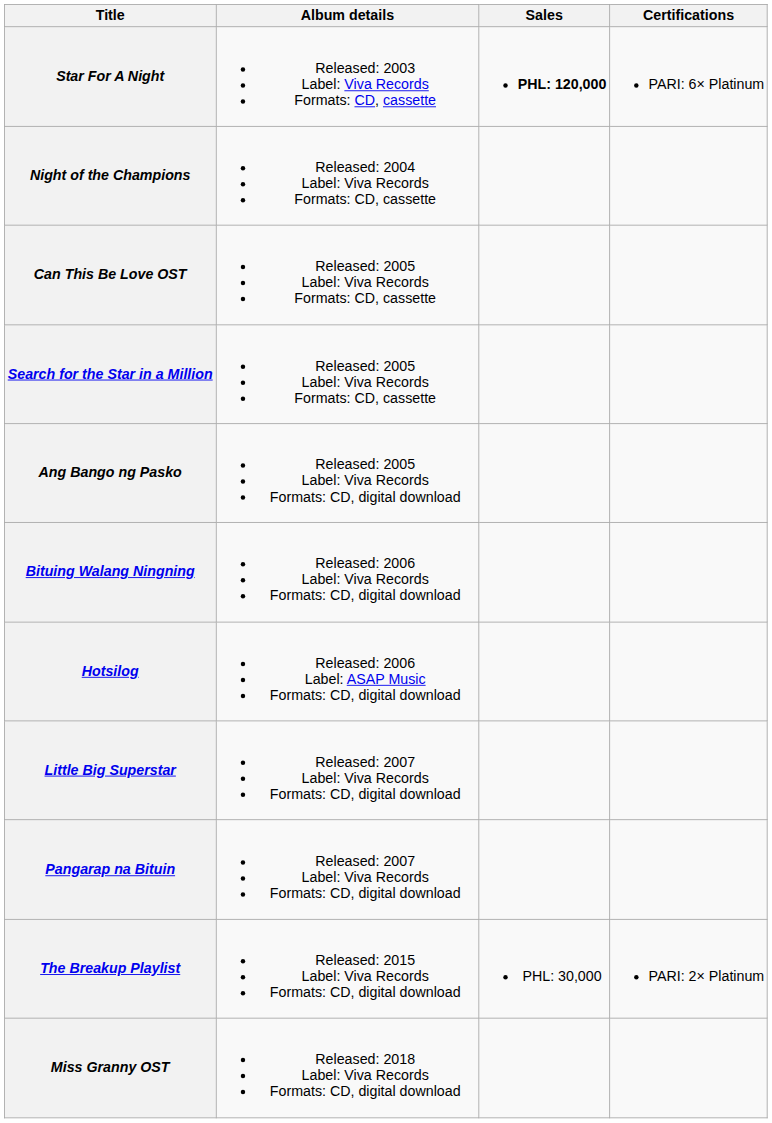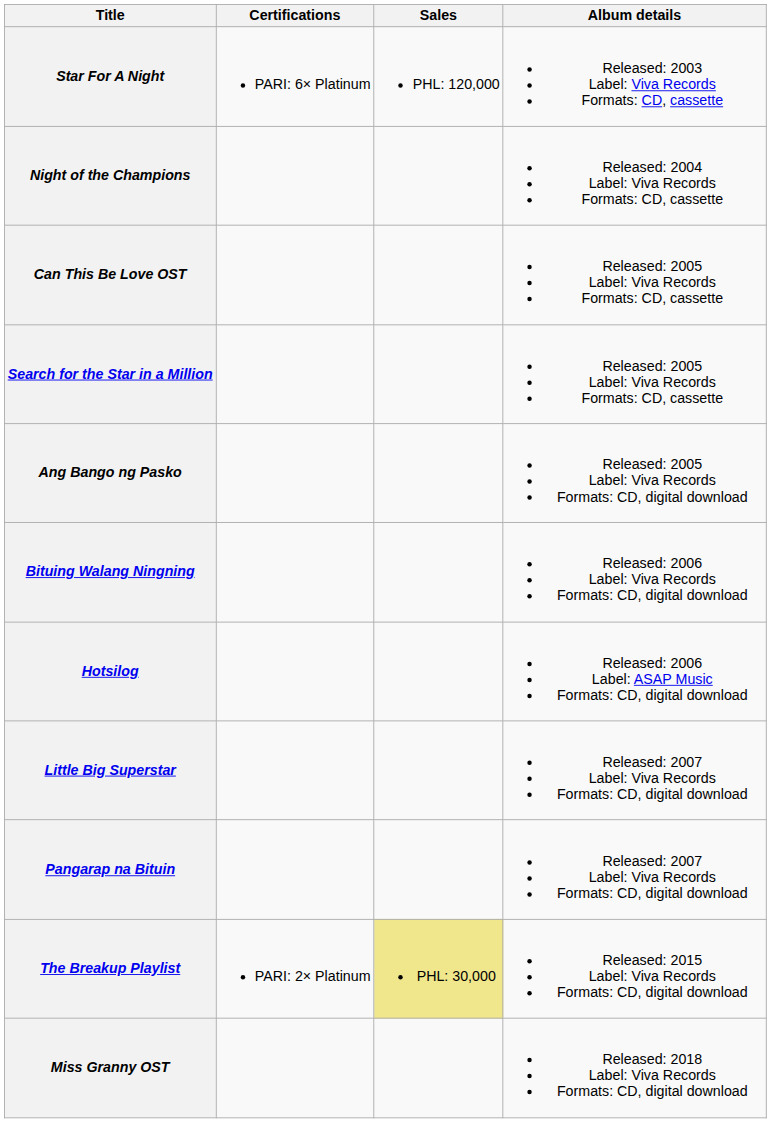columns swapped: (347, 15) <-> (689, 15)
(544, 85) bold -> (438, 85) normal
(544, 977) no background -> (438, 977) khaki background
